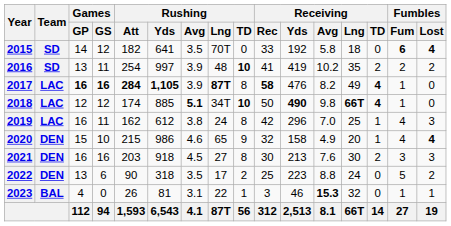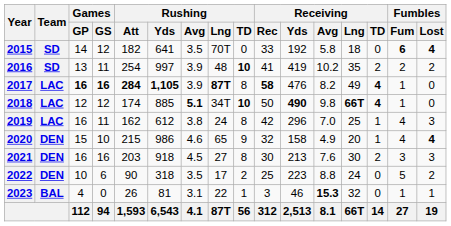(81, 175) 13 -> (81, 175) 10
